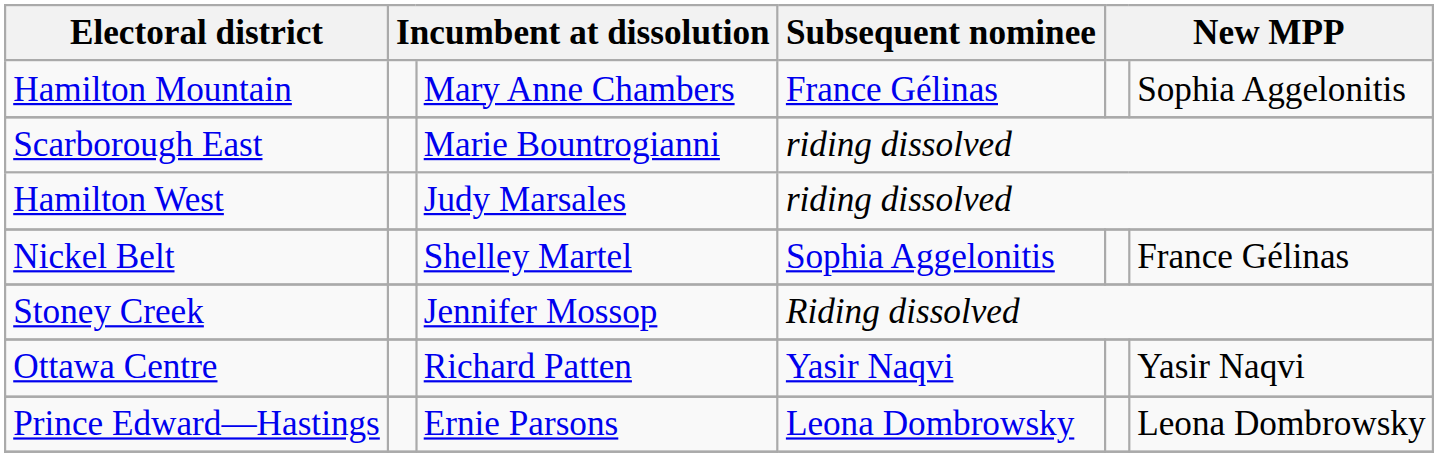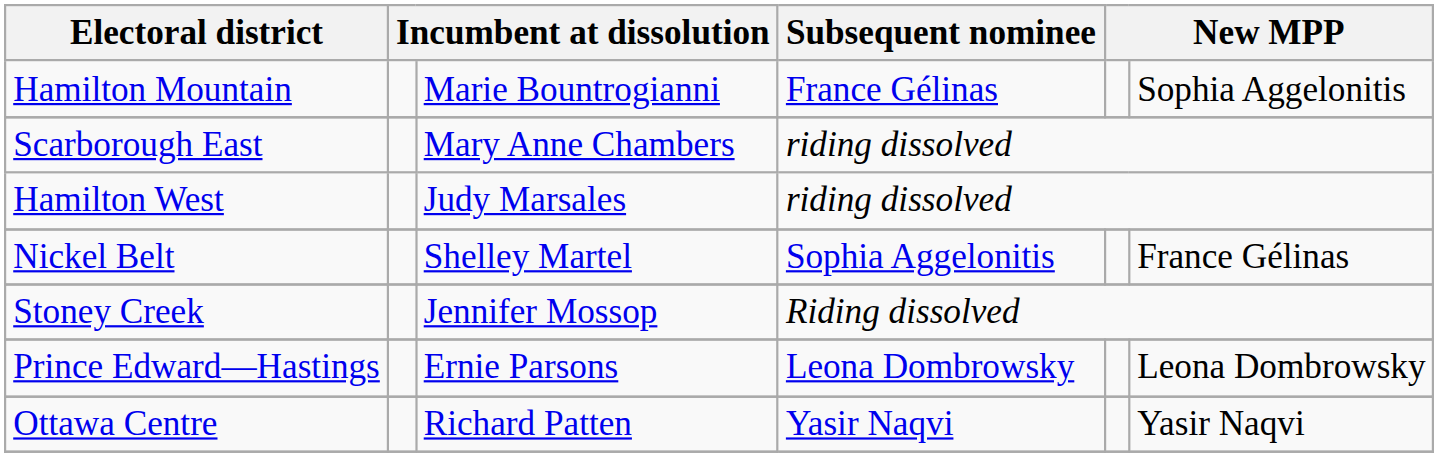(579, 88) Mary Anne Chambers -> (572, 88) Marie Bountrogianni
(572, 144) Marie Bountrogianni -> (579, 144) Mary Anne Chambers
rows swapped: (197, 423) <-> (115, 367)
